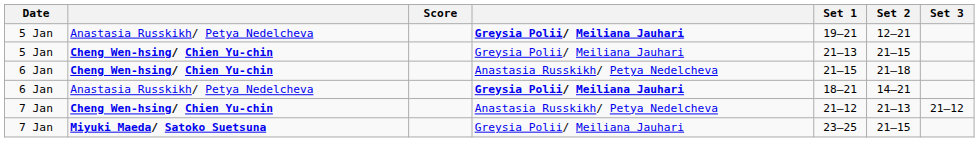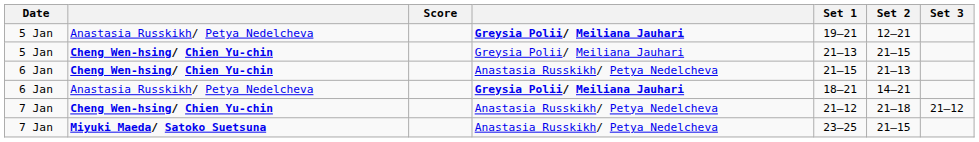(894, 70) 21–18 -> (894, 70) 21–13
(894, 108) 21–13 -> (894, 108) 21–18
(579, 127) Greysia Polii/ Meiliana Jauhari -> (596, 127) Anastasia Russkikh/ Petya Nedelcheva
